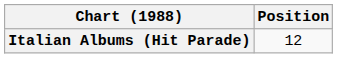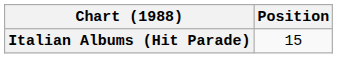(293, 41) 12 -> (293, 41) 15
